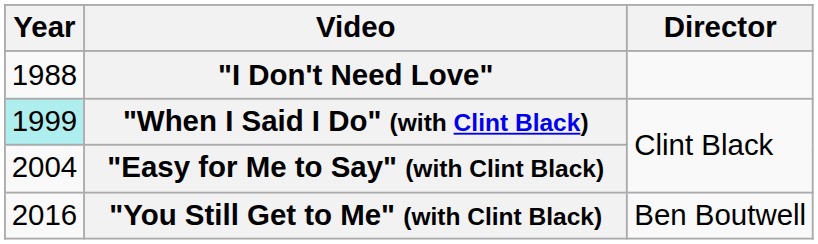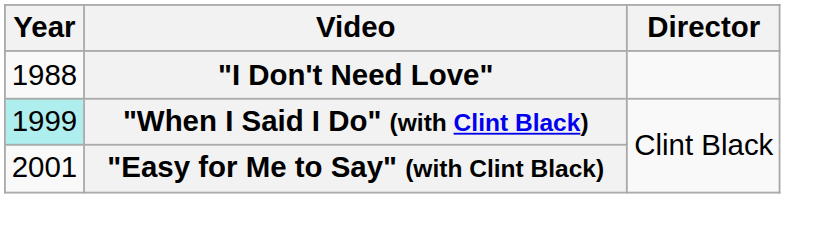(44, 167) 2004 -> (44, 167) 2001
- row: (356, 214)
